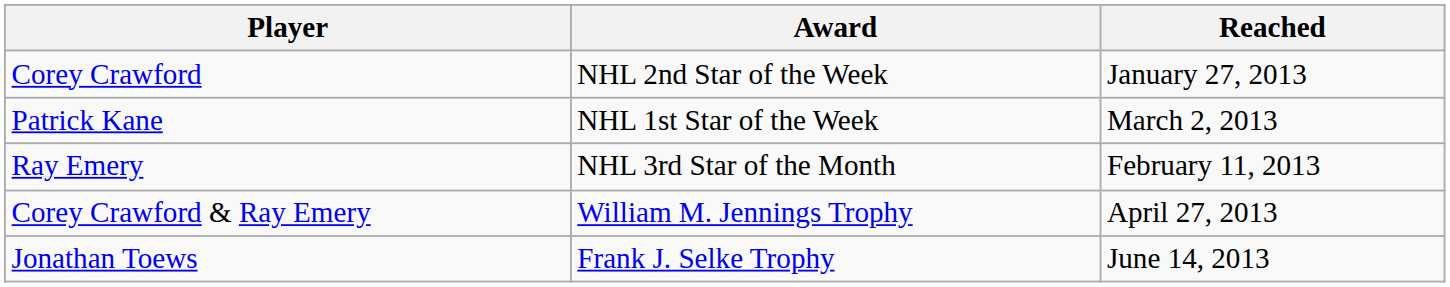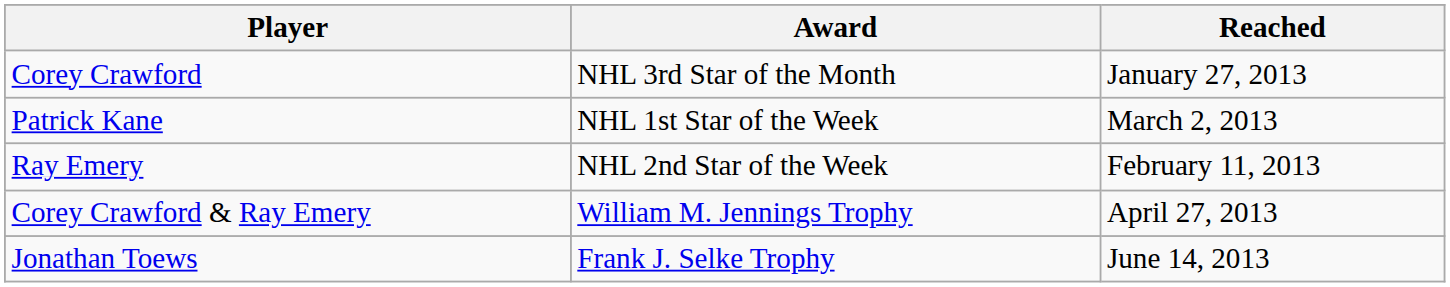(733, 73) NHL 2nd Star of the Week -> (736, 73) NHL 3rd Star of the Month
(736, 166) NHL 3rd Star of the Month -> (733, 166) NHL 2nd Star of the Week
